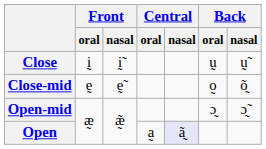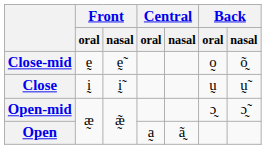rows swapped: (40, 62) <-> (40, 86)
(182, 132) lavender background -> (182, 132) no background
